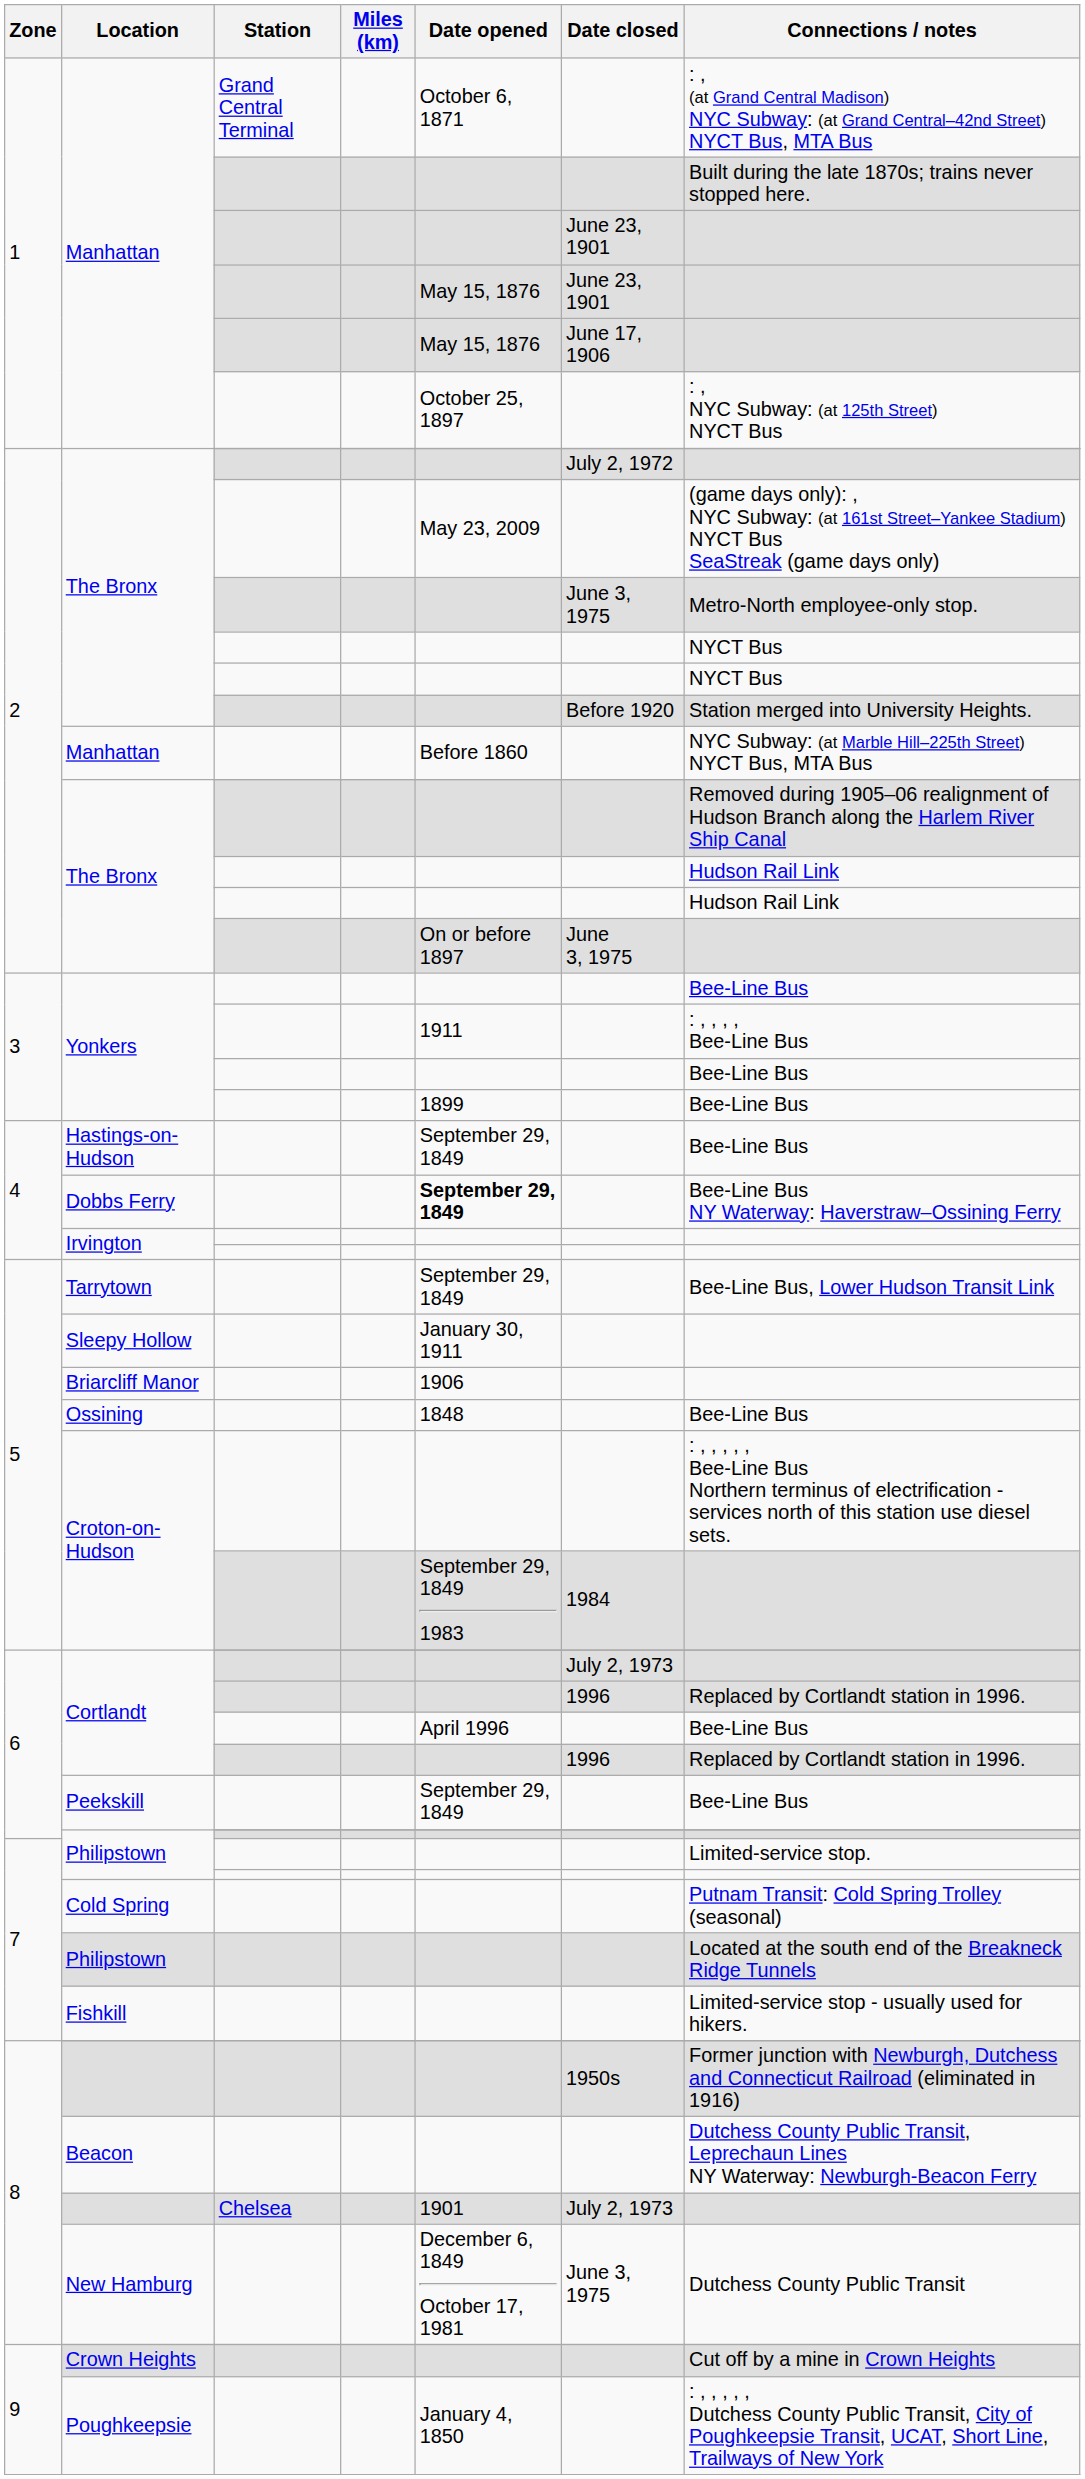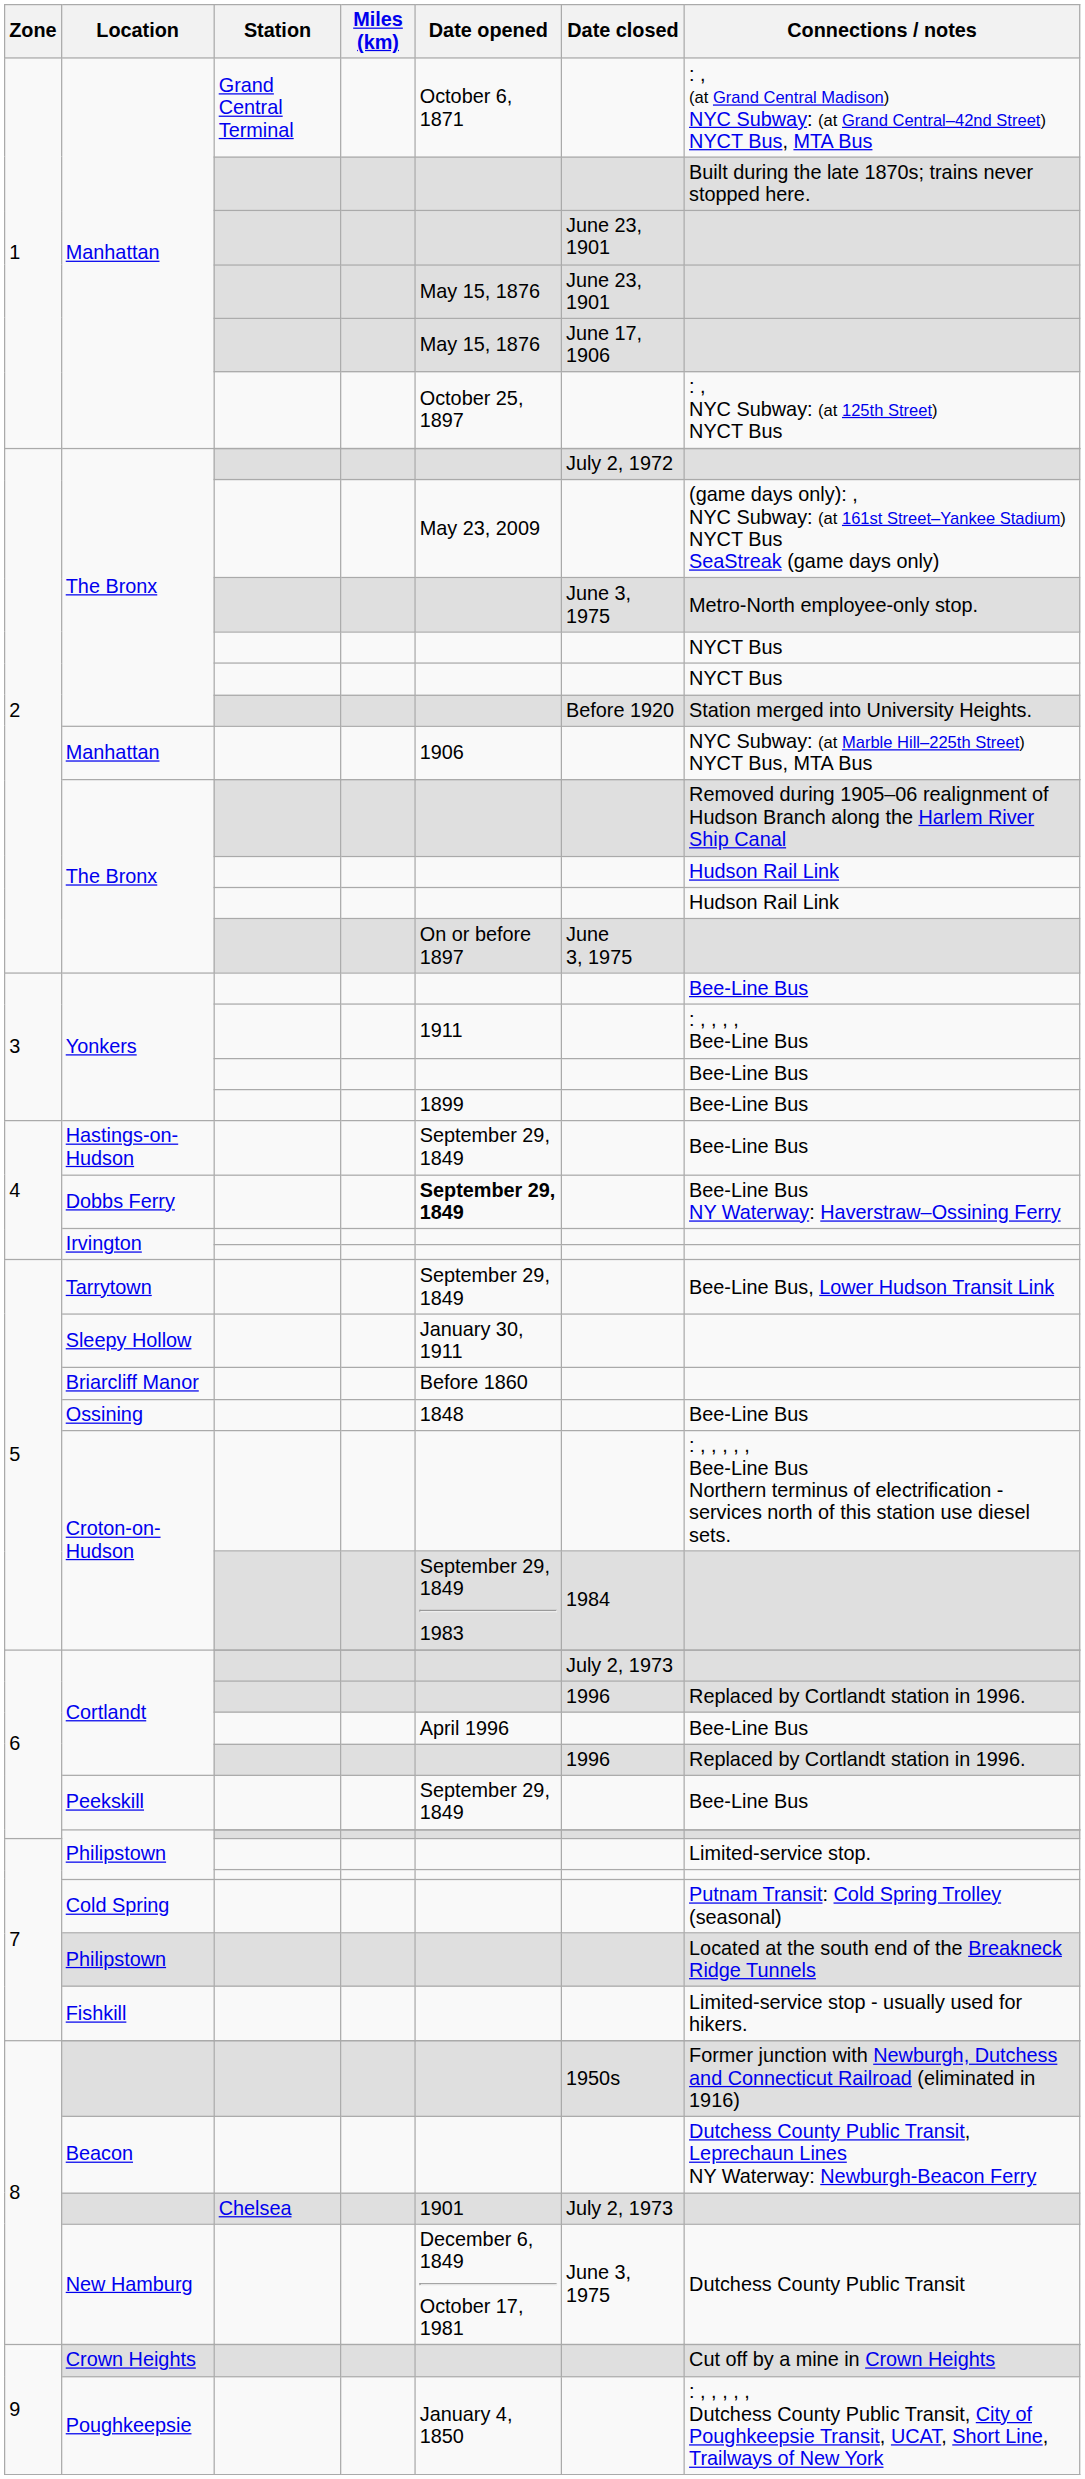(474, 752) Before 1860 -> (442, 752) 1906
(442, 1383) 1906 -> (474, 1383) Before 1860
